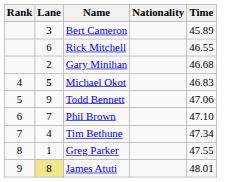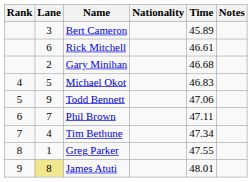+ column: (232, 13)
(201, 47) 46.55 -> (201, 47) 46.61
(49, 82) bold -> (49, 82) normal
(201, 116) 47.10 -> (201, 116) 47.11
